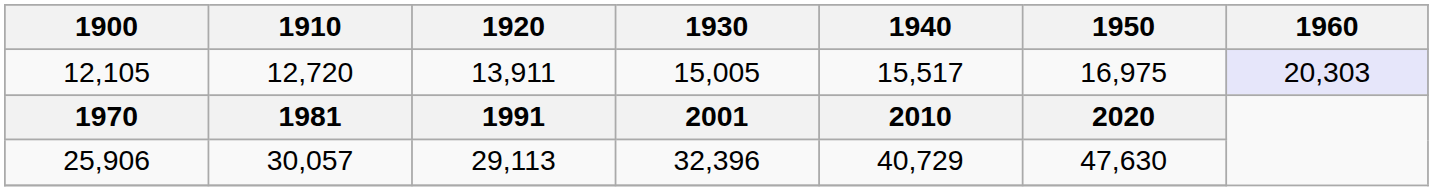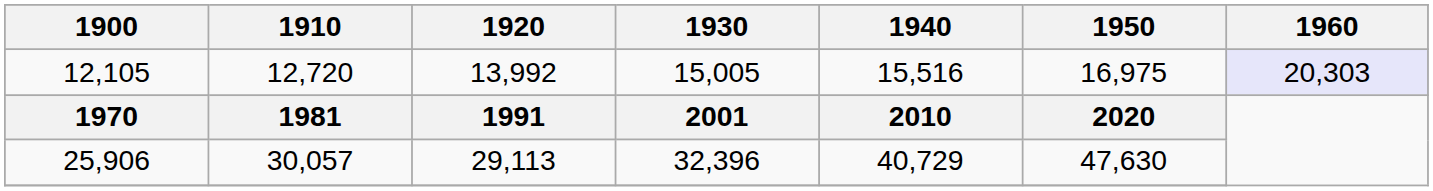(513, 71) 13,911 -> (513, 71) 13,992
(920, 71) 15,517 -> (920, 71) 15,516
